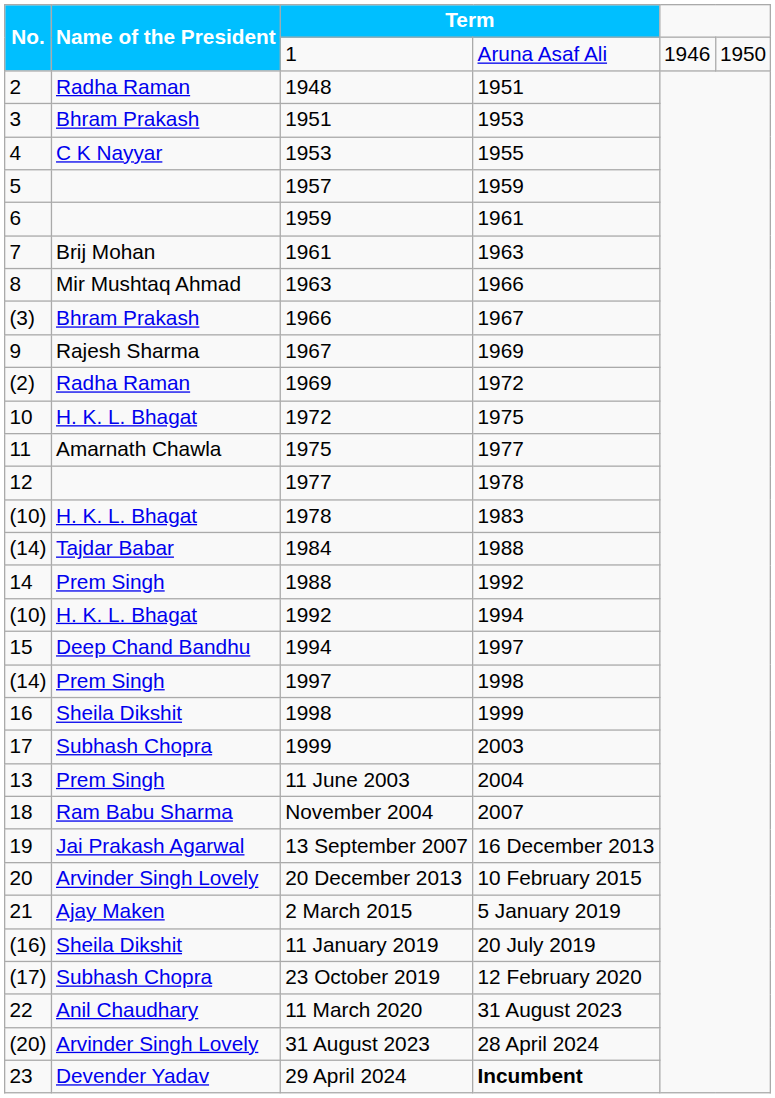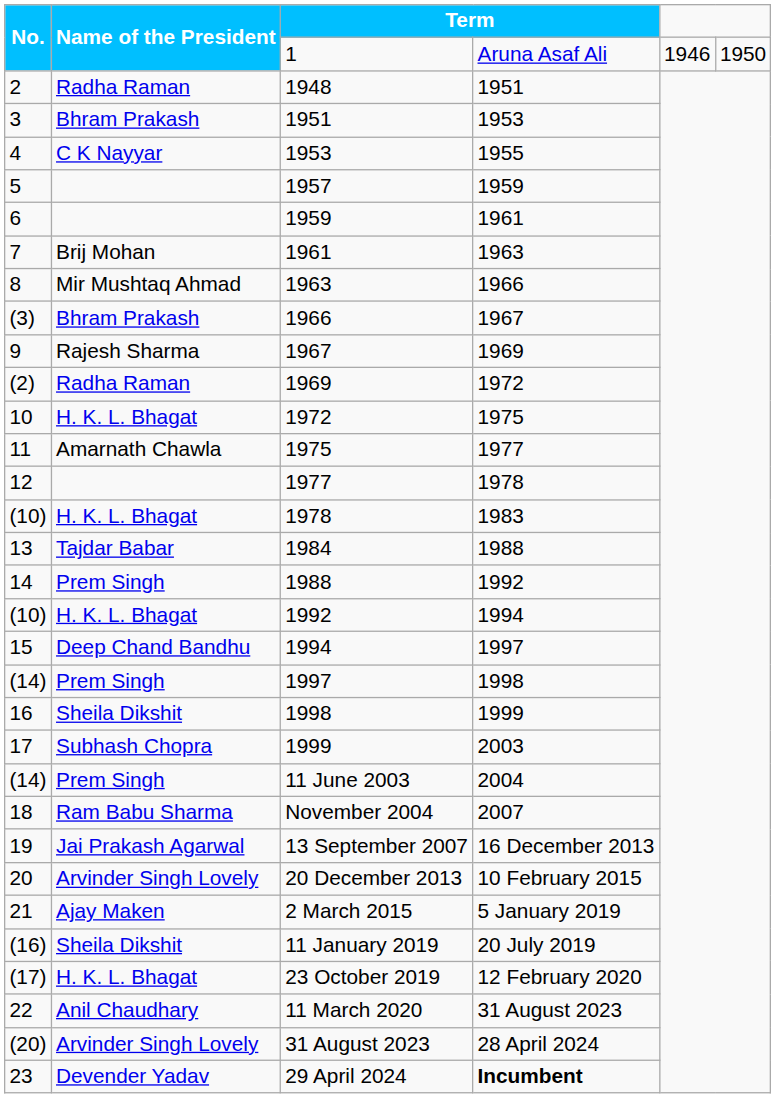(28, 548) (14) -> (21, 548) 13
(21, 779) 13 -> (28, 779) (14)
(134, 977) Subhash Chopra -> (127, 977) H. K. L. Bhagat
